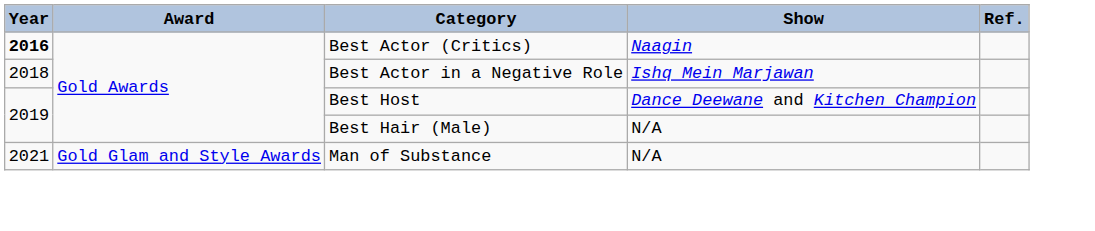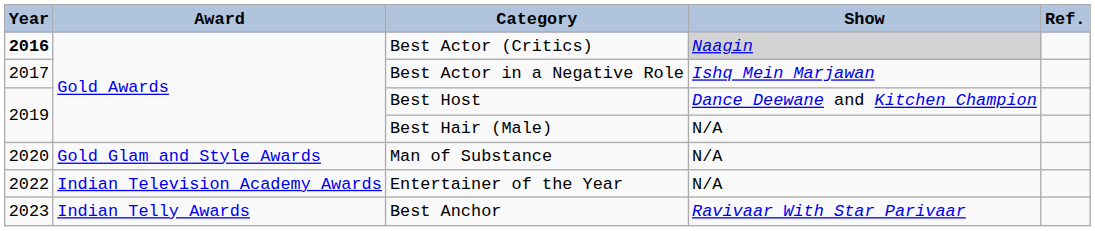(662, 46) no background -> (722, 46) lightgrey background
(29, 74) 2018 -> (29, 74) 2017
(29, 156) 2021 -> (29, 156) 2020
+ row: (507, 184)
+ row: (446, 211)
